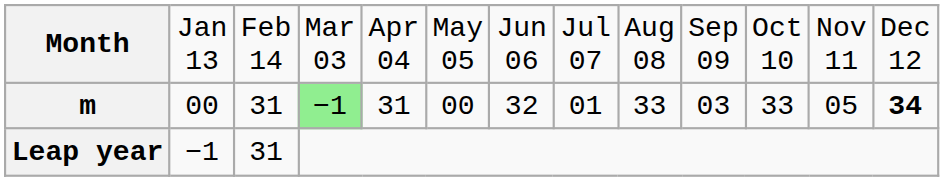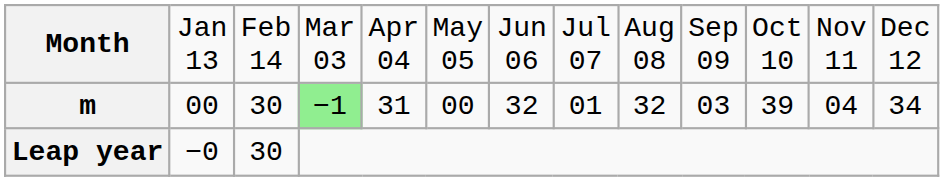(266, 106) 31 -> (266, 106) 30
(650, 106) 33 -> (650, 106) 32
(777, 106) 33 -> (777, 106) 39
(841, 106) 05 -> (841, 106) 04
(905, 106) bold -> (905, 106) normal
(202, 152) −1 -> (202, 152) −0
(266, 152) 31 -> (266, 152) 30
